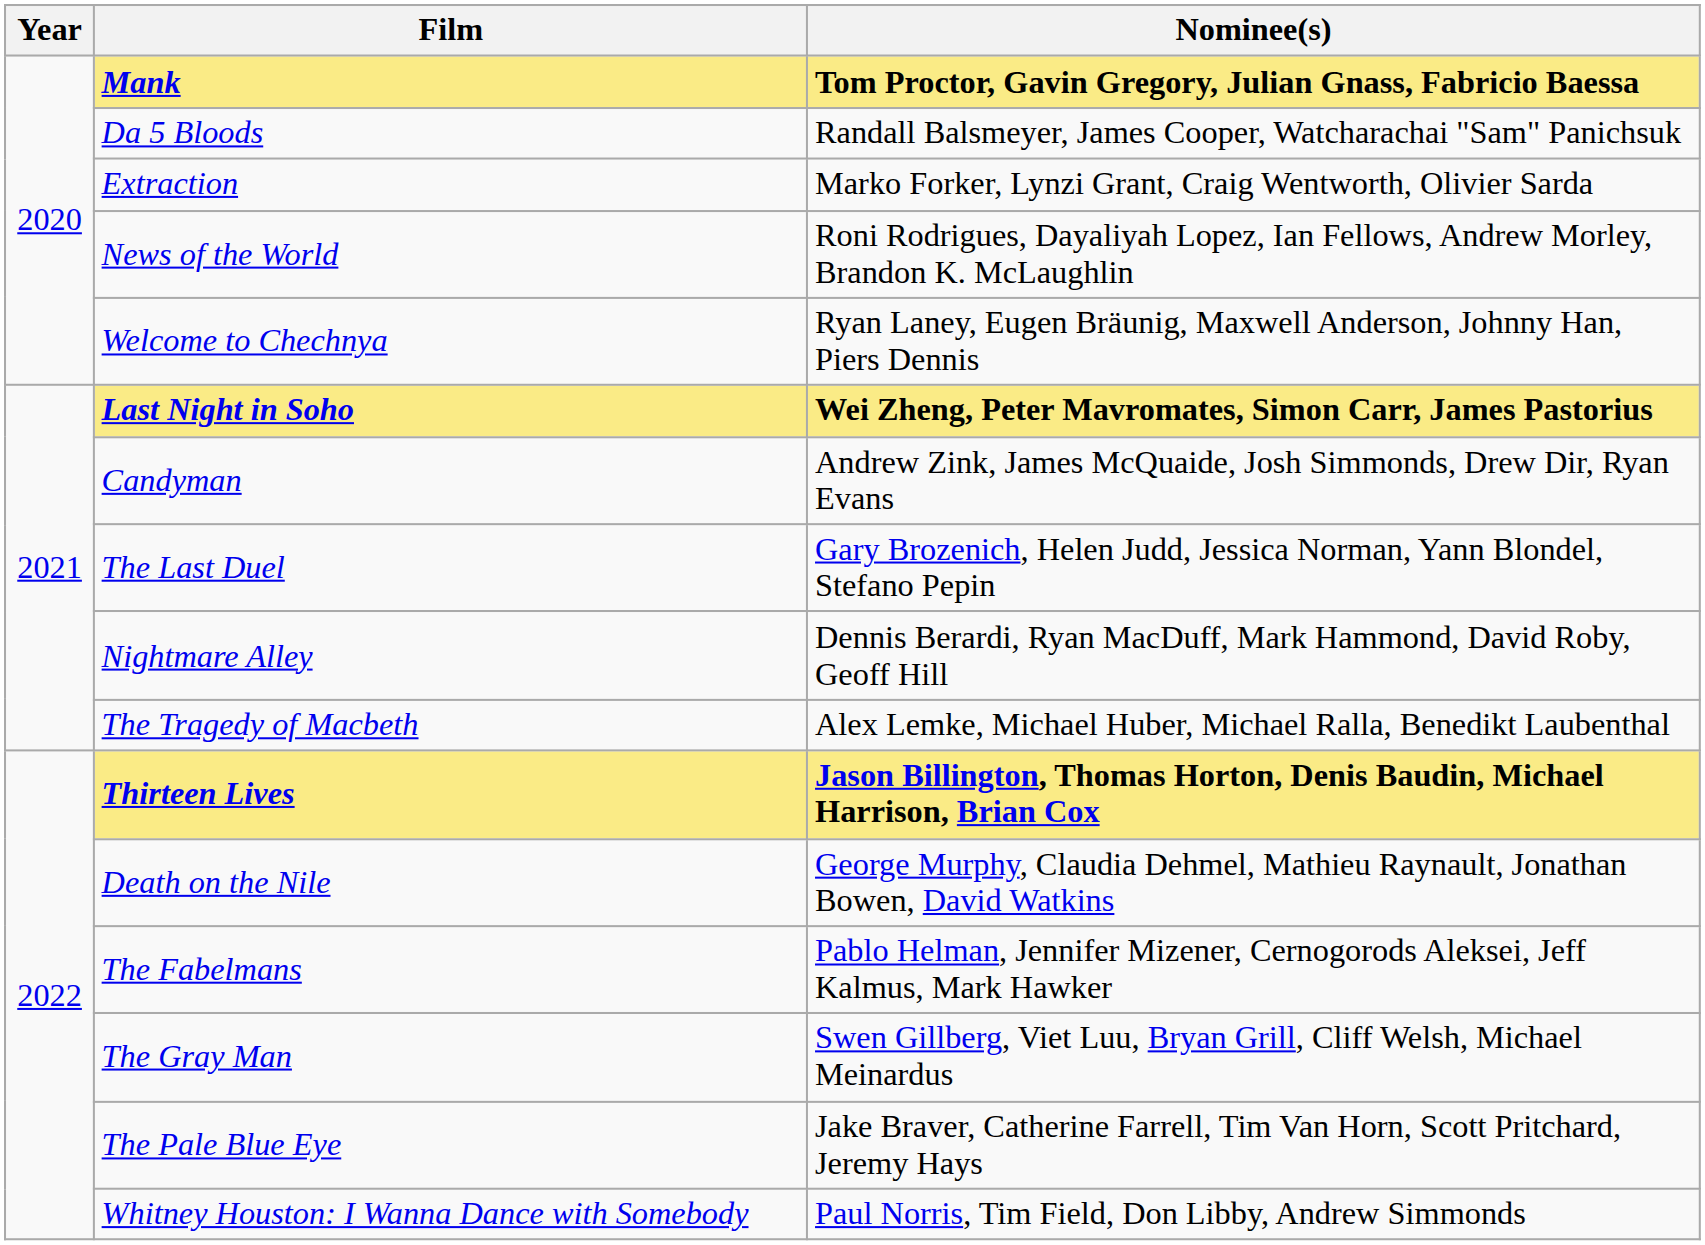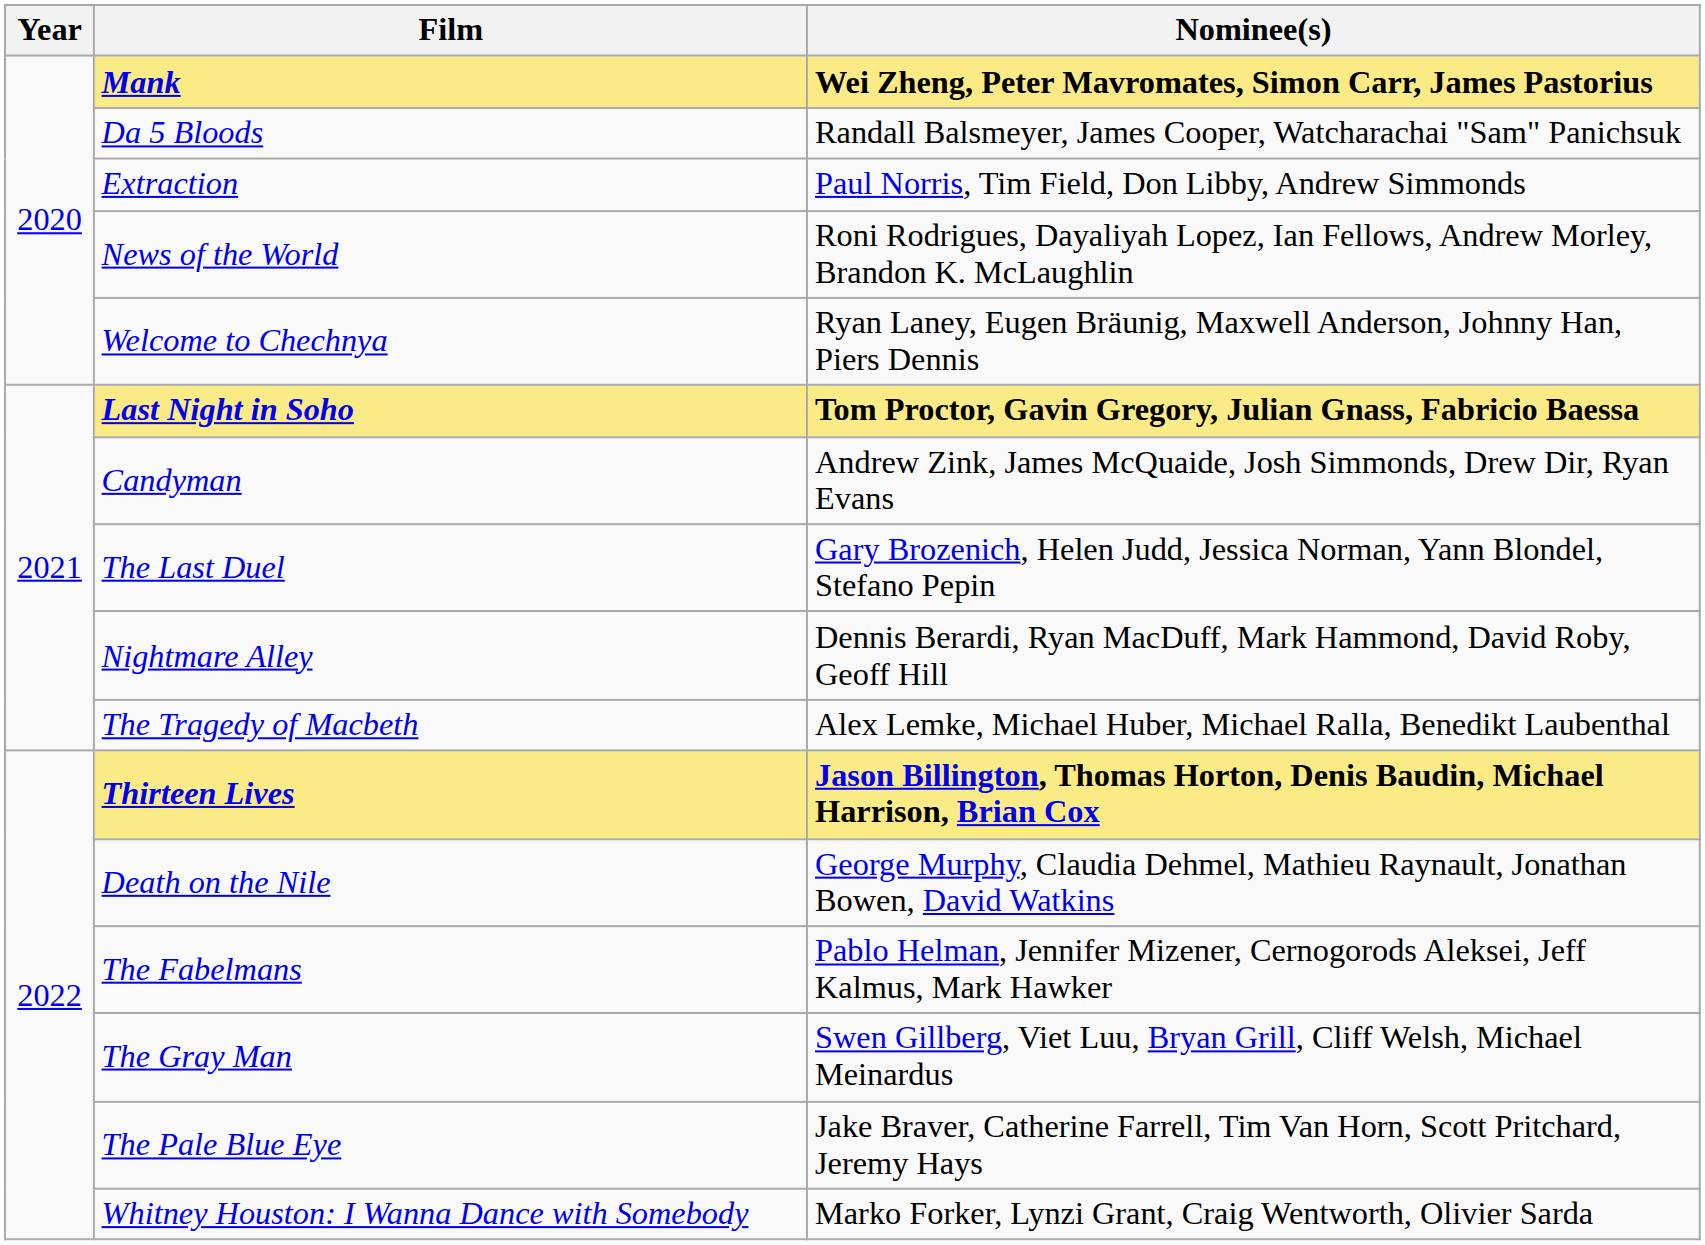(1227, 81) Tom Proctor, Gavin Gregory, Julian Gnass, Fabricio Baessa -> (1234, 81) Wei Zheng, Peter Mavromates, Simon Carr, James Pastorius
(1204, 183) Marko Forker, Lynzi Grant, Craig Wentworth, Olivier Sarda -> (1170, 183) Paul Norris, Tim Field, Don Libby, Andrew Simmonds
(1234, 410) Wei Zheng, Peter Mavromates, Simon Carr, James Pastorius -> (1227, 410) Tom Proctor, Gavin Gregory, Julian Gnass, Fabricio Baessa
(1170, 1213) Paul Norris, Tim Field, Don Libby, Andrew Simmonds -> (1204, 1213) Marko Forker, Lynzi Grant, Craig Wentworth, Olivier Sarda
